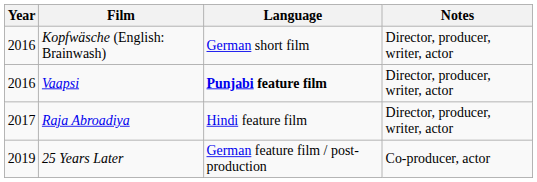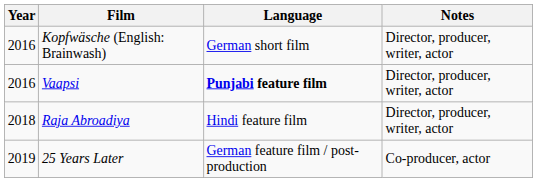(22, 120) 2017 -> (22, 120) 2018
